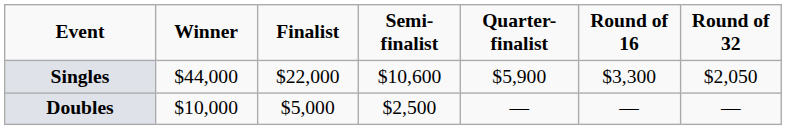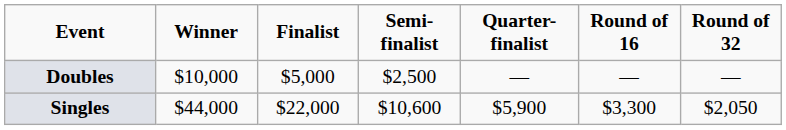rows swapped: (80, 76) <-> (80, 108)
